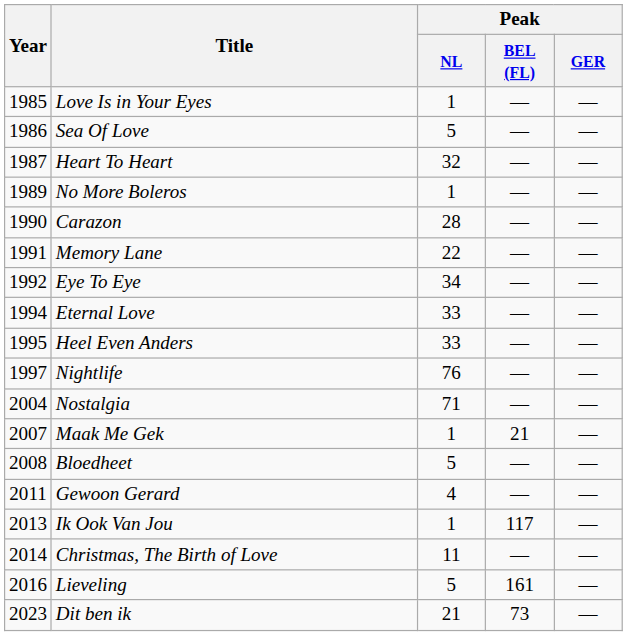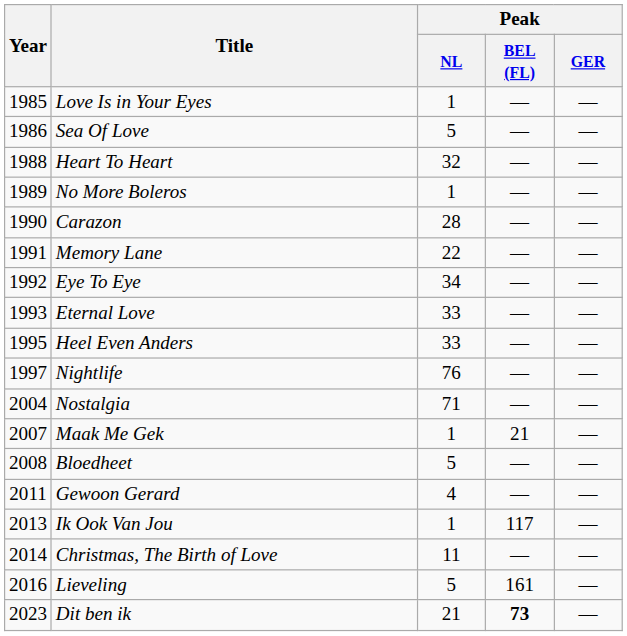(28, 161) 1987 -> (28, 161) 1988
(28, 312) 1994 -> (28, 312) 1993
(520, 614) normal -> (520, 614) bold
